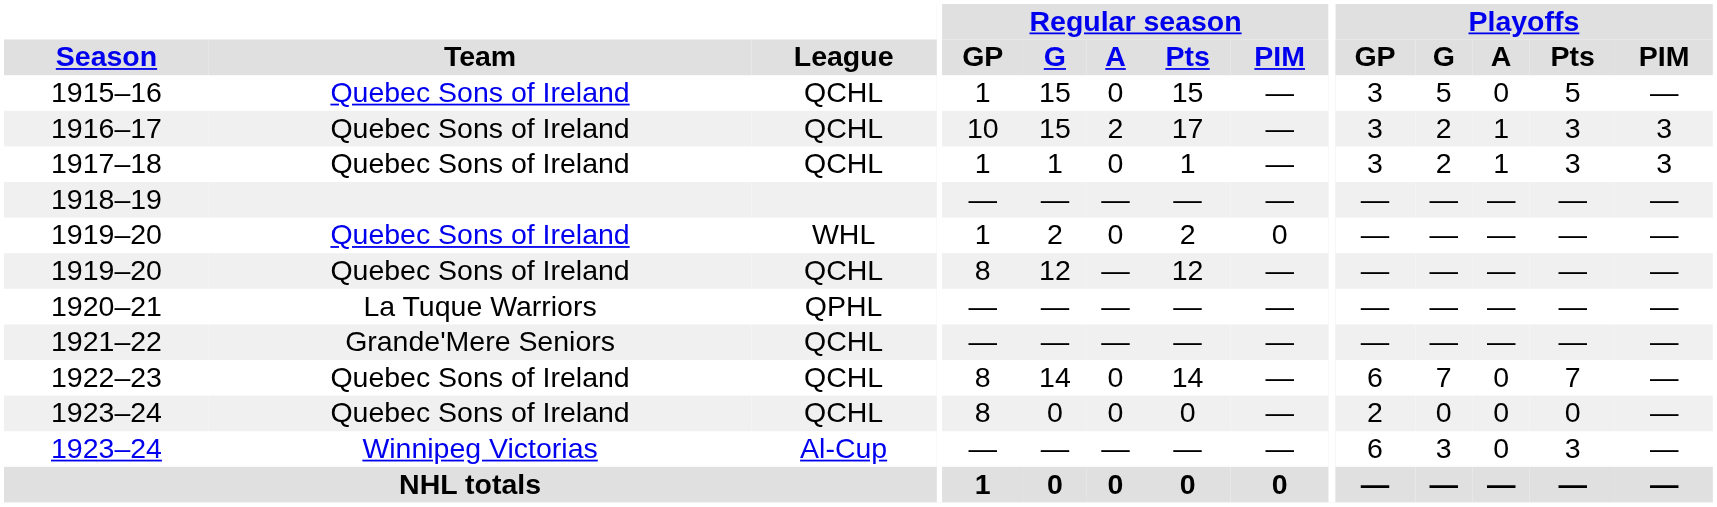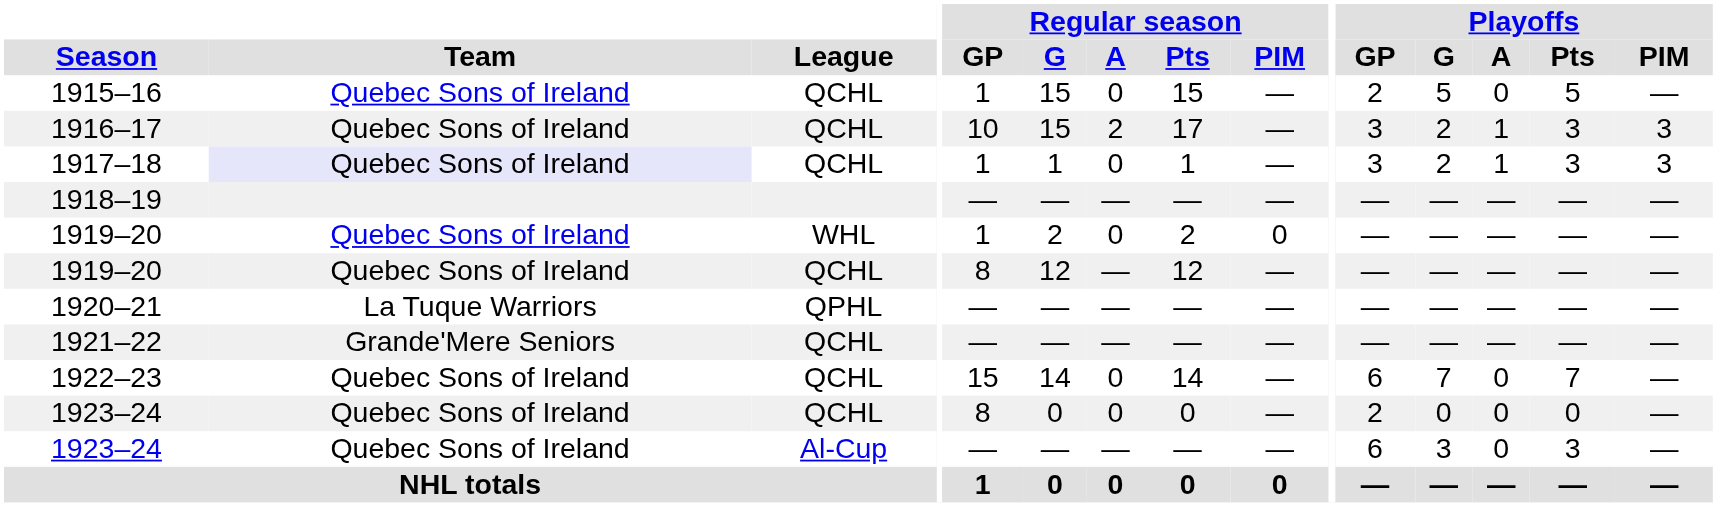(1375, 92) 3 -> (1375, 92) 2
(480, 163) no background -> (480, 163) lavender background
(983, 377) 8 -> (983, 377) 15
(480, 448) Winnipeg Victorias -> (480, 448) Quebec Sons of Ireland
